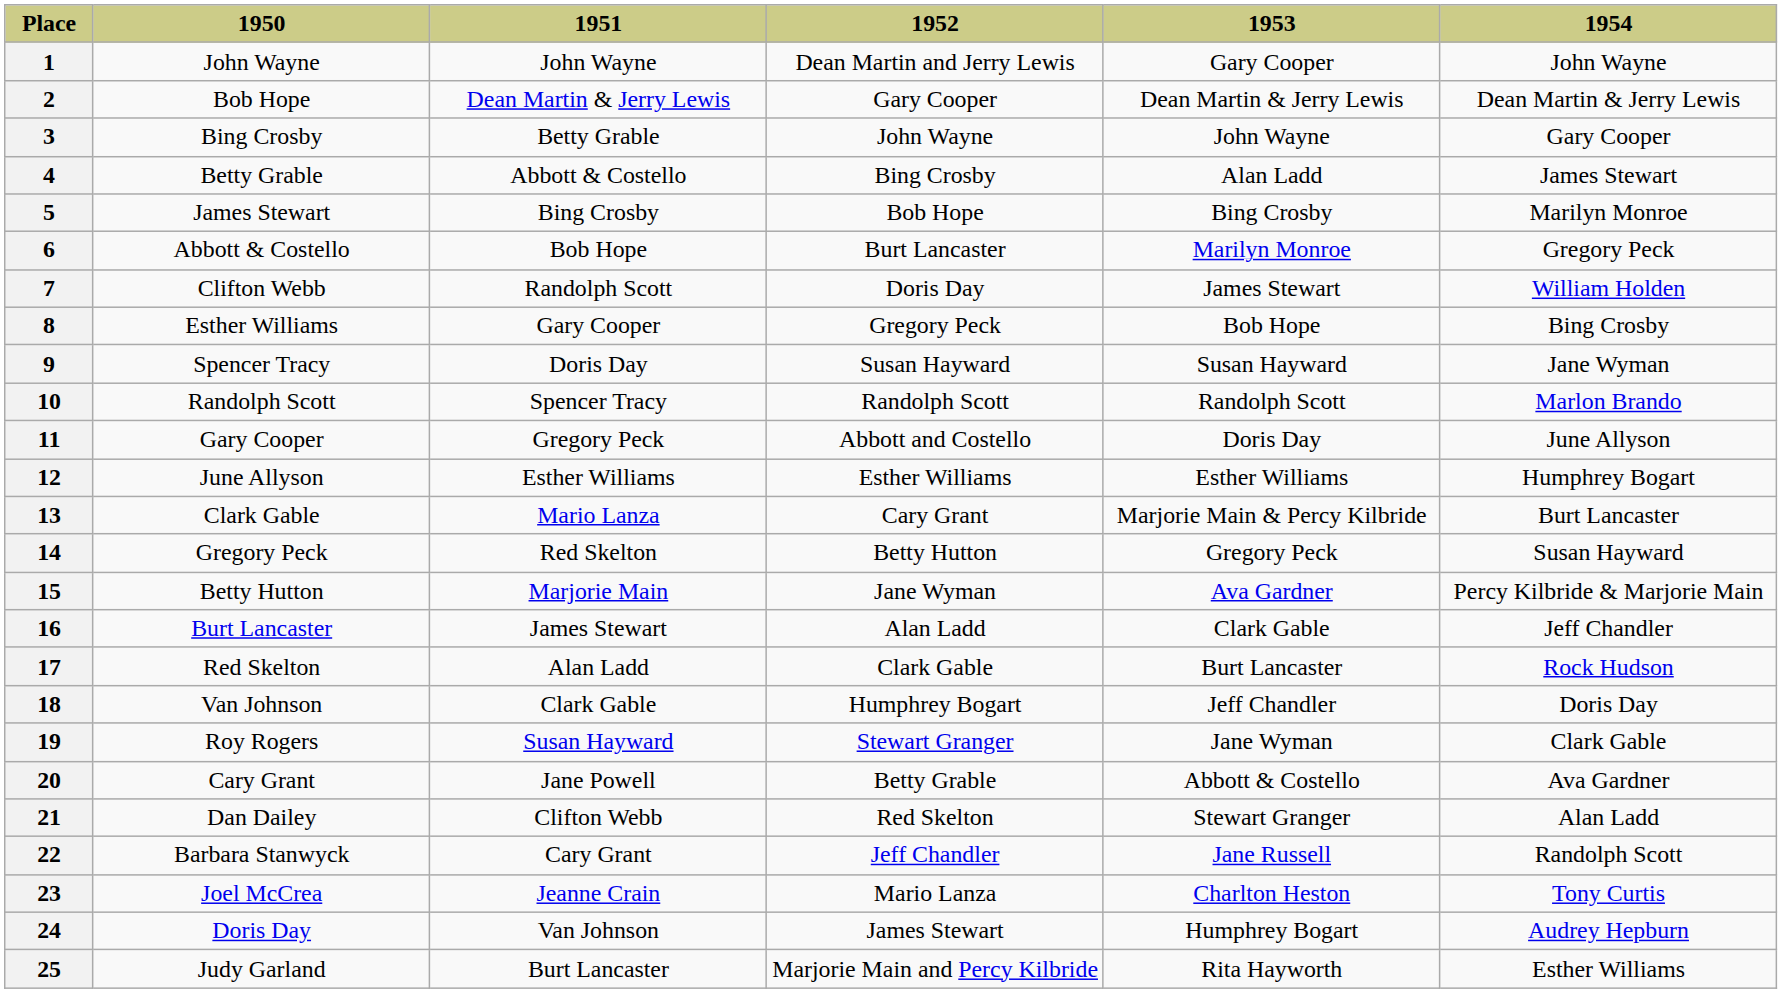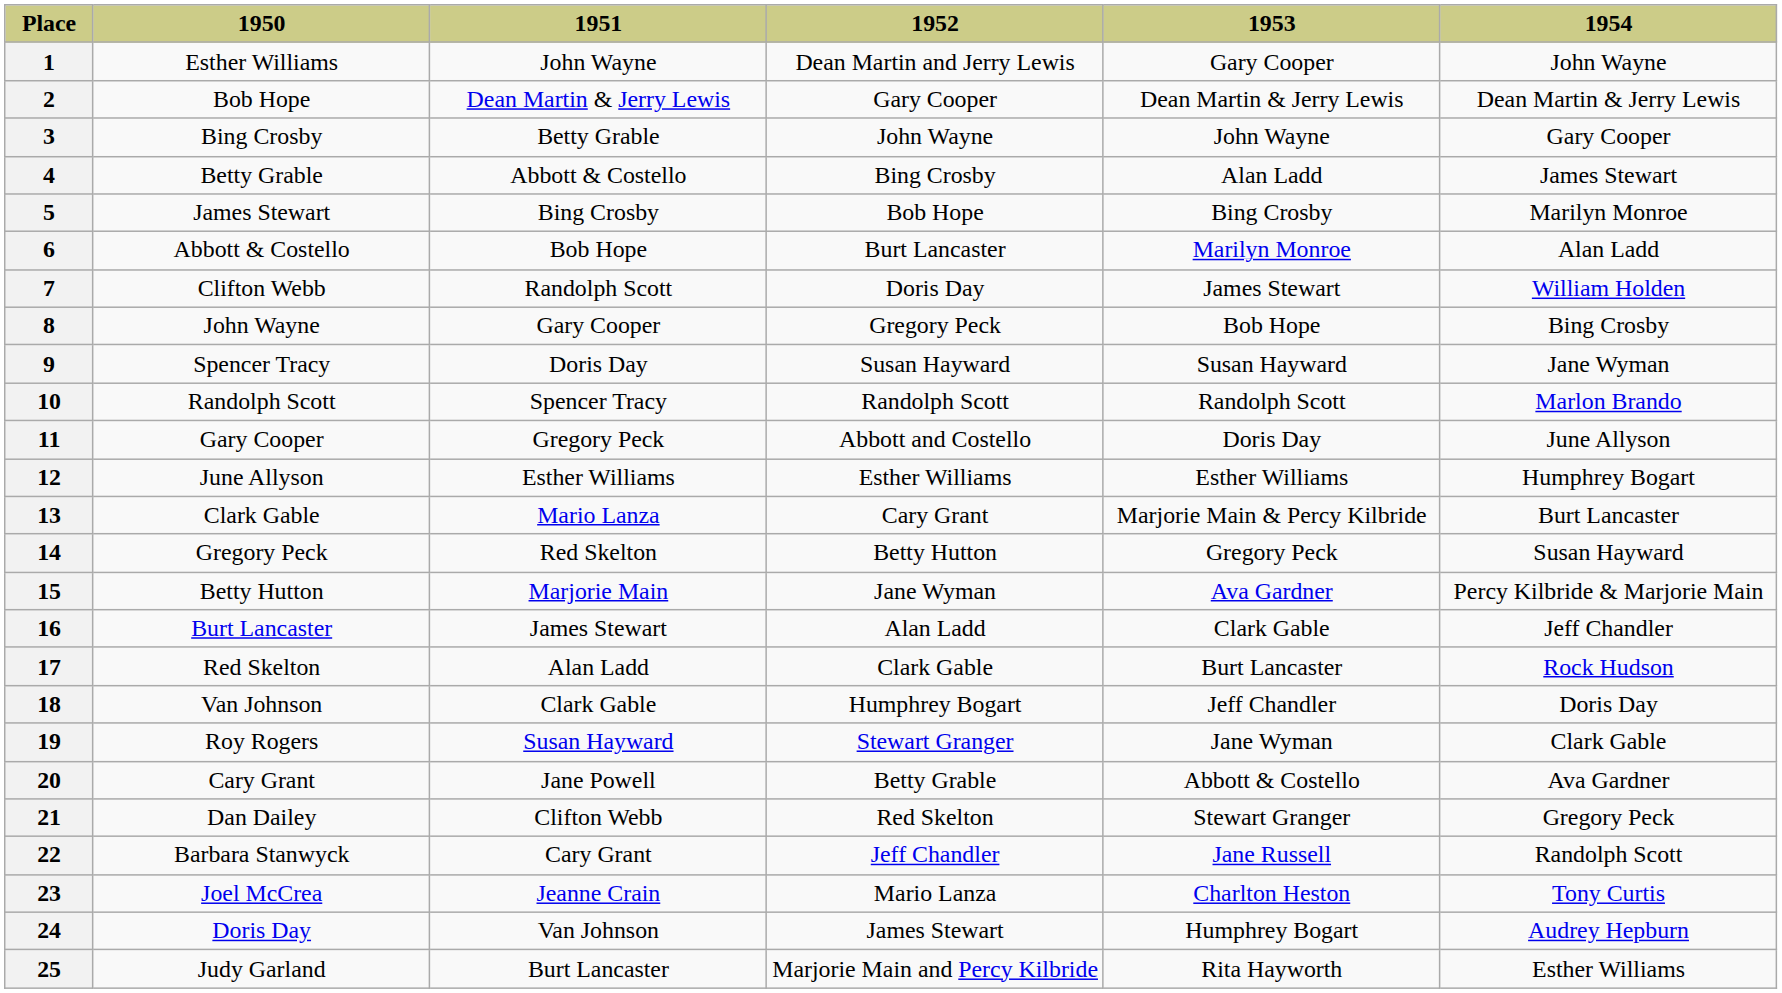(262, 61) John Wayne -> (262, 61) Esther Williams
(1609, 250) Gregory Peck -> (1609, 250) Alan Ladd
(262, 325) Esther Williams -> (262, 325) John Wayne
(1609, 817) Alan Ladd -> (1609, 817) Gregory Peck
